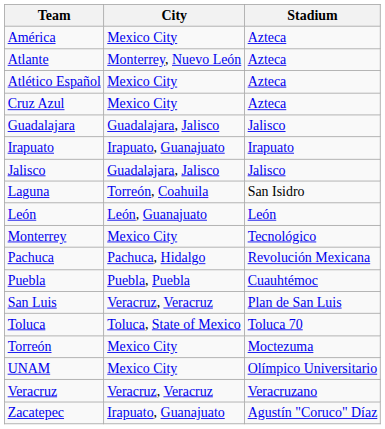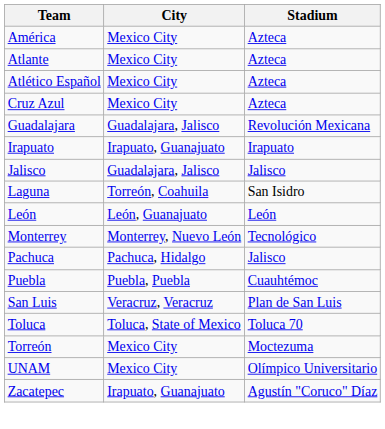(174, 59) Monterrey, Nuevo León -> (142, 59) Mexico City
(267, 125) Jalisco -> (309, 125) Revolución Mexicana
(142, 236) Mexico City -> (174, 236) Monterrey, Nuevo León
(309, 258) Revolución Mexicana -> (267, 258) Jalisco
- row: (32, 390)
